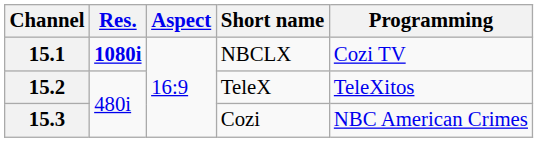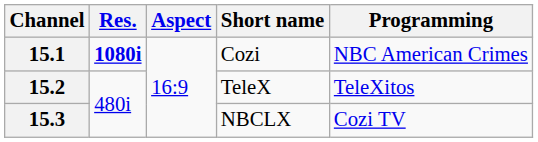(256, 53) NBCLX -> (240, 53) Cozi
(370, 53) Cozi TV -> (431, 53) NBC American Crimes
(240, 119) Cozi -> (256, 119) NBCLX
(431, 119) NBC American Crimes -> (370, 119) Cozi TV
